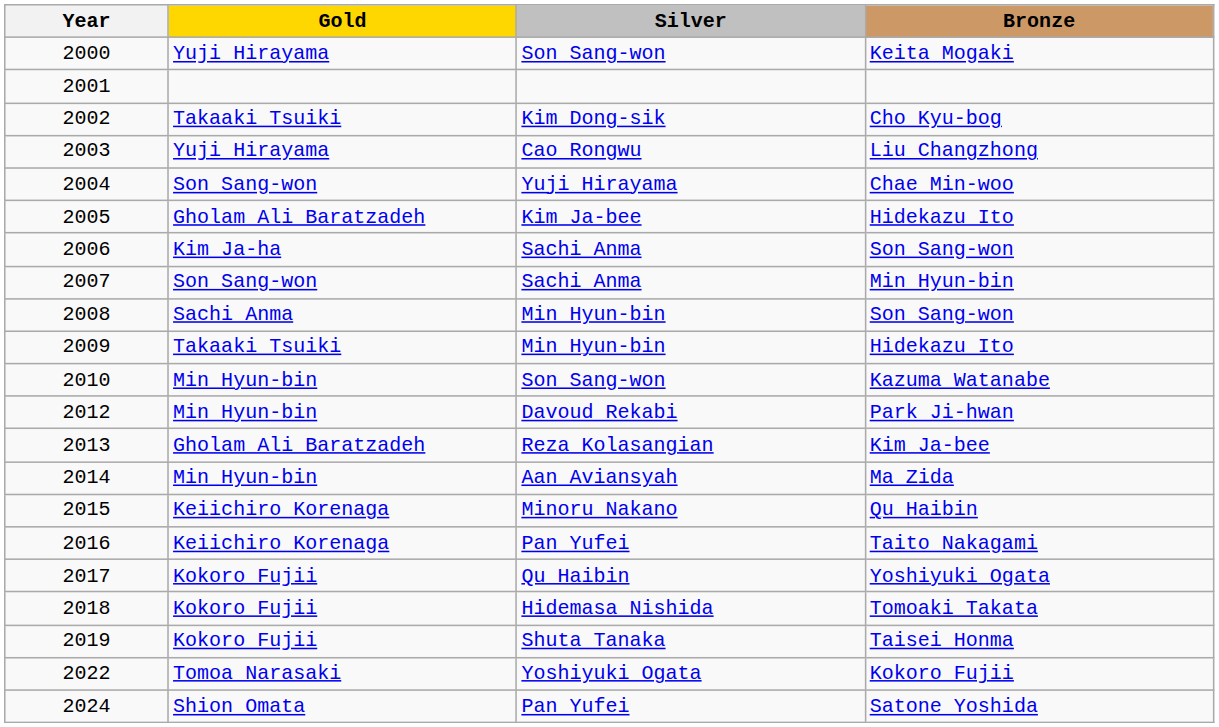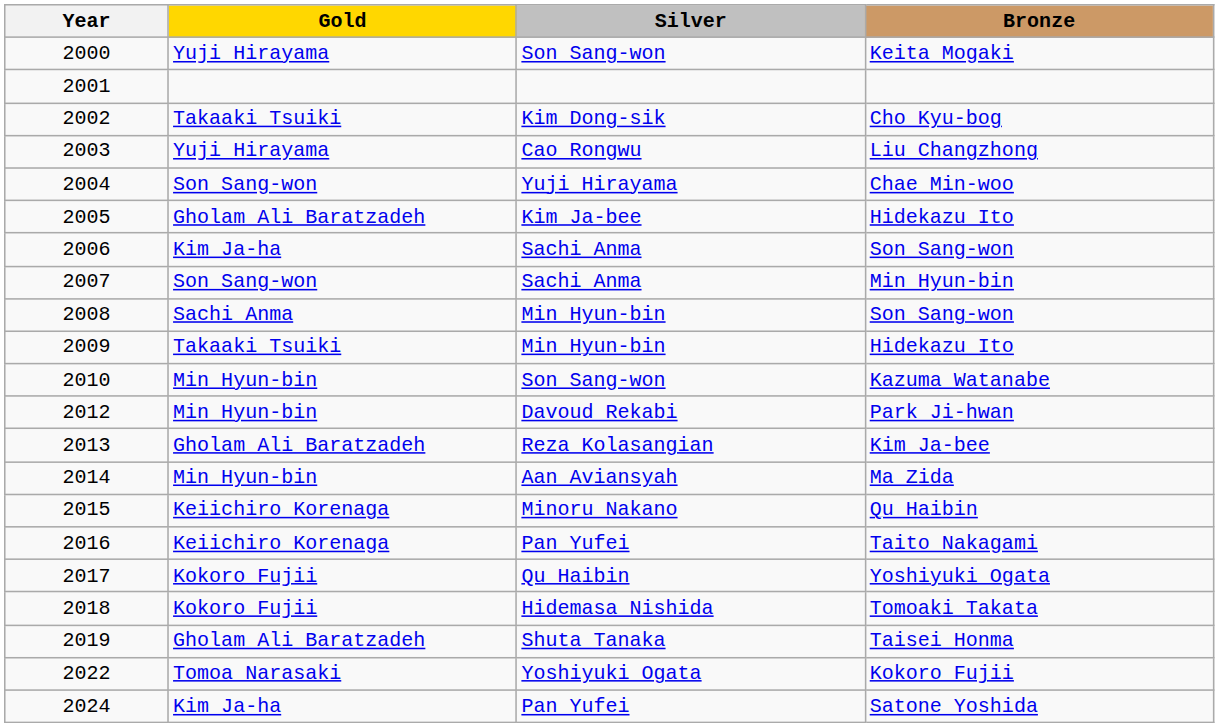(245, 641) Kokoro Fujii -> (299, 641) Gholam Ali Baratzadeh
(239, 706) Shion Omata -> (227, 706) Kim Ja-ha
